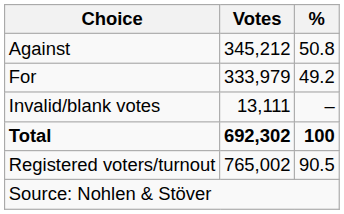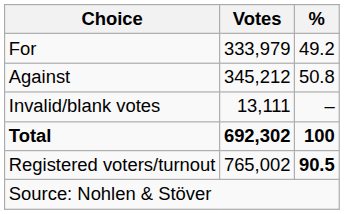rows swapped: (23, 77) <-> (40, 48)
(317, 164) normal -> (317, 164) bold
